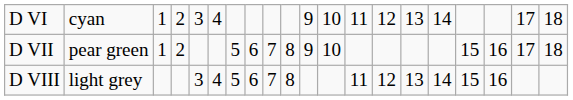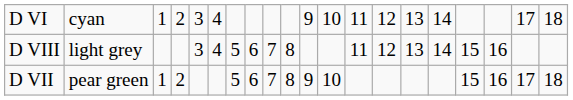rows swapped: (31, 49) <-> (34, 79)
